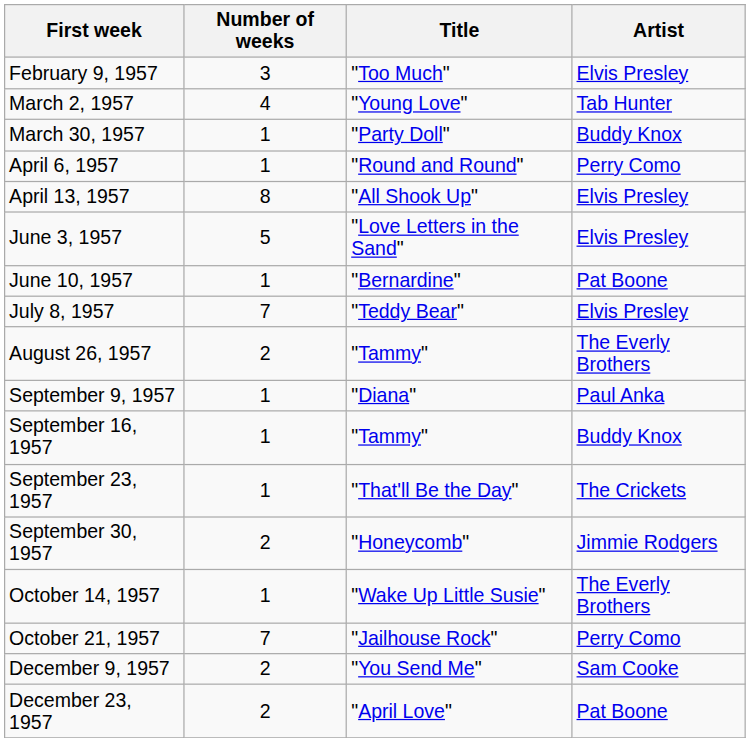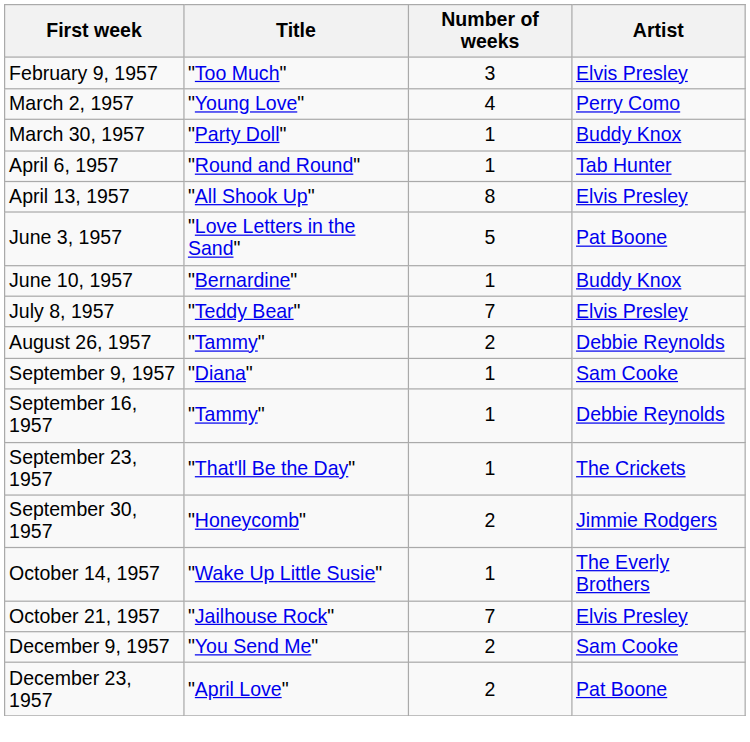columns swapped: (265, 30) <-> (459, 30)
(624, 103) Tab Hunter -> (628, 103) Perry Como
(629, 165) Perry Como -> (624, 165) Tab Hunter
(632, 238) Elvis Presley -> (622, 238) Pat Boone
(622, 280) Pat Boone -> (629, 280) Buddy Knox
(623, 353) The Everly Brothers -> (650, 342) Debbie Reynolds
(621, 395) Paul Anka -> (627, 373) Sam Cooke
(629, 437) Buddy Knox -> (650, 415) Debbie Reynolds
(629, 638) Perry Como -> (632, 616) Elvis Presley
